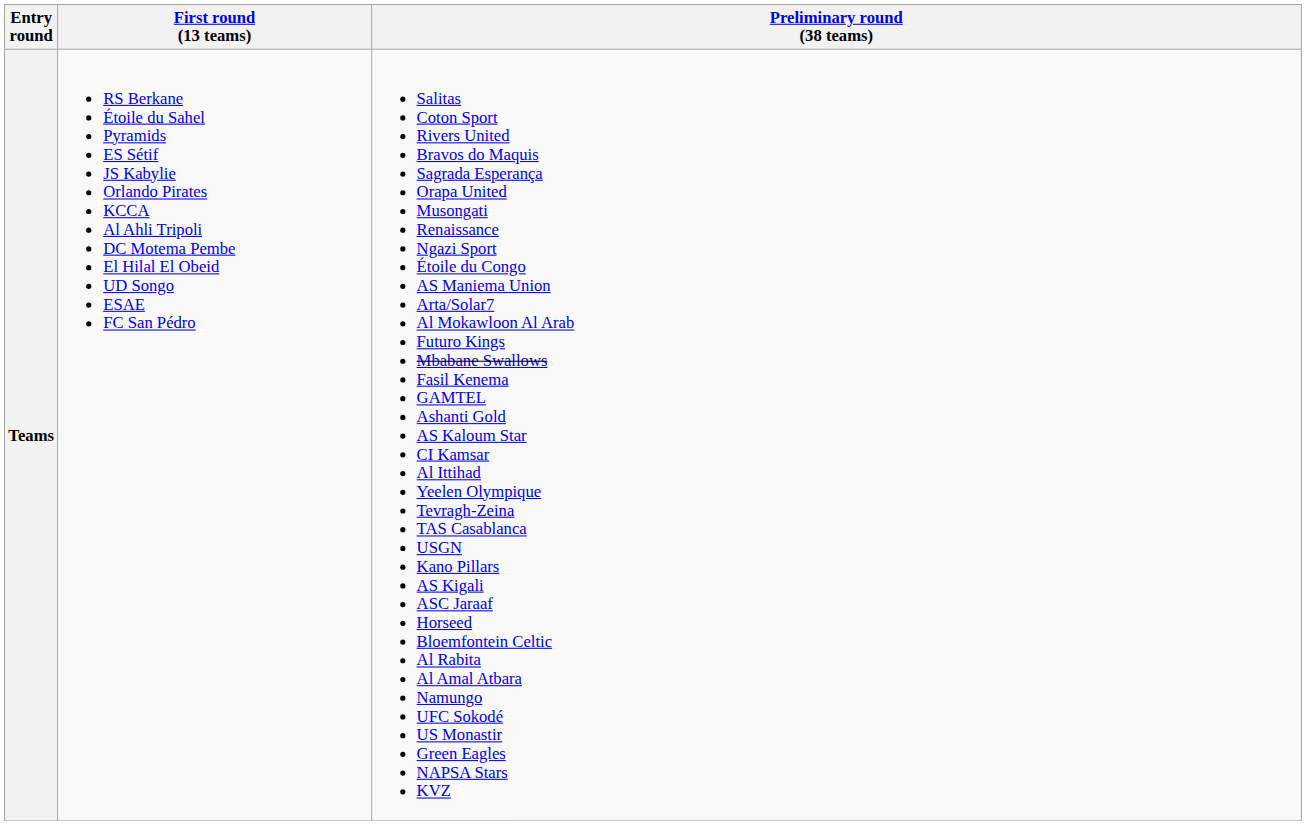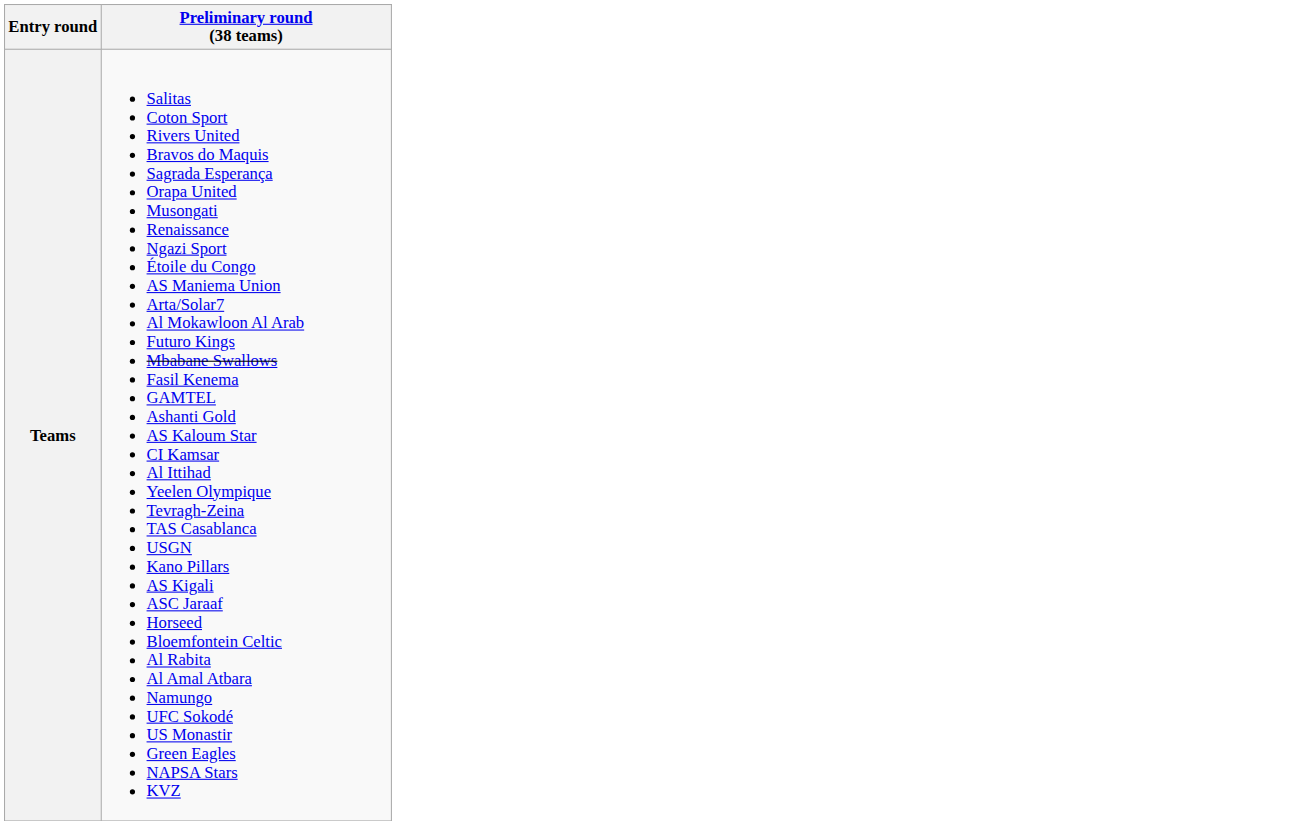- column: (214, 27)
